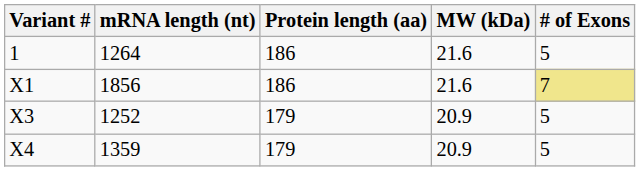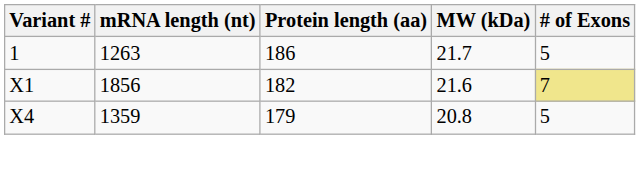(120, 52) 1264 -> (120, 52) 1263
(454, 52) 21.6 -> (454, 52) 21.7
(280, 85) 186 -> (280, 85) 182
- row: (22, 117)
(454, 149) 20.9 -> (454, 117) 20.8
